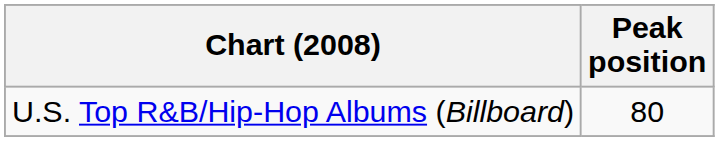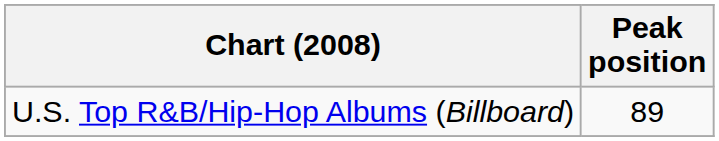(647, 111) 80 -> (647, 111) 89
